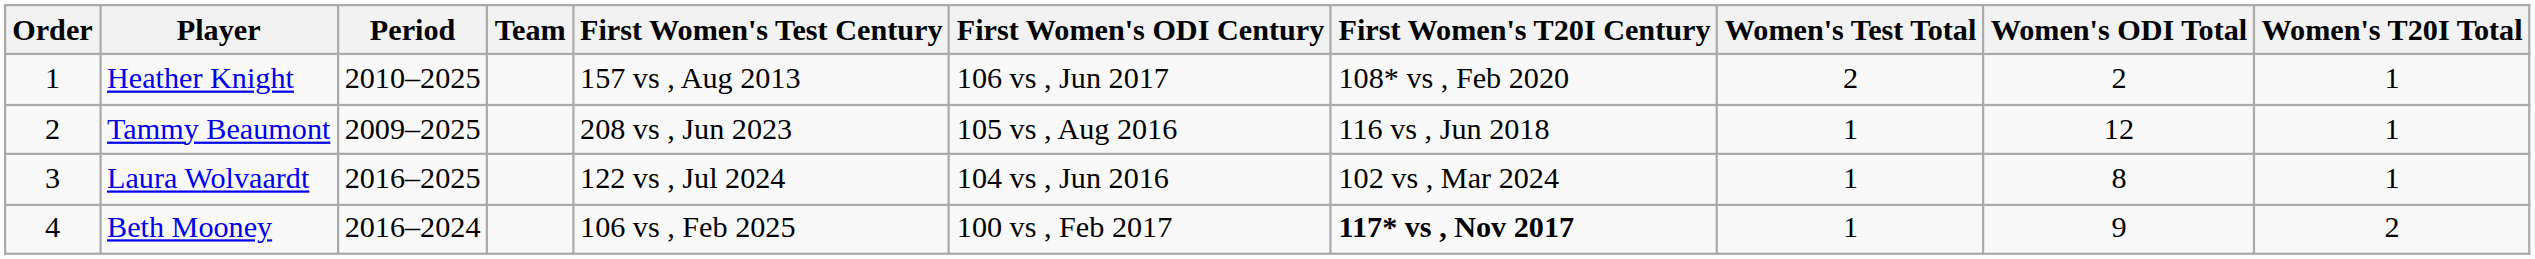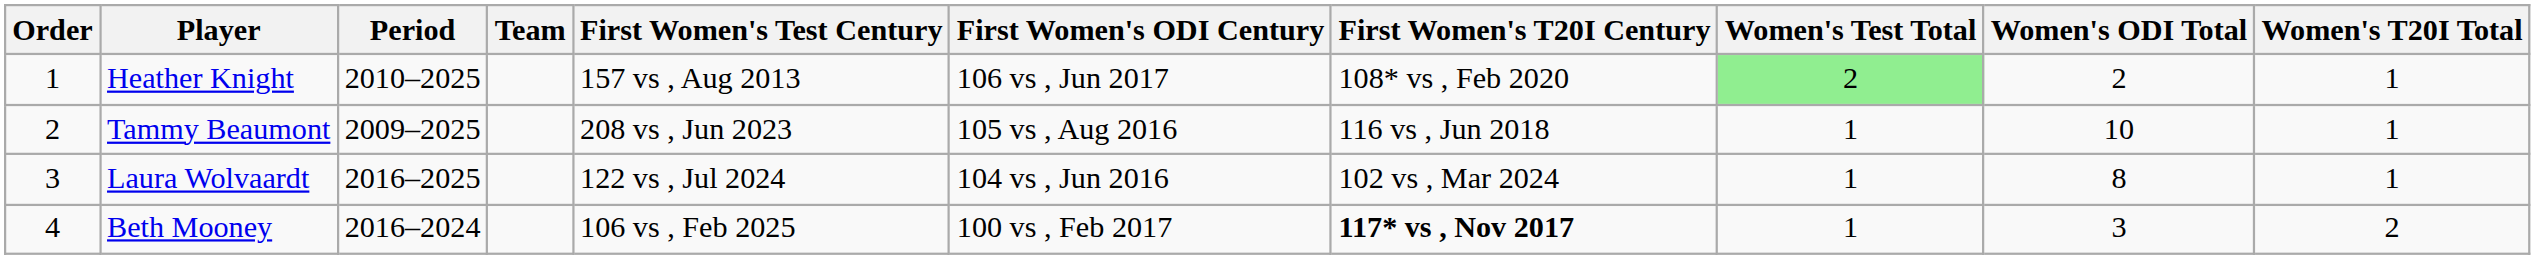(1851, 78) no background -> (1851, 78) lightgreen background
(2119, 128) 12 -> (2119, 128) 10
(2119, 228) 9 -> (2119, 228) 3
